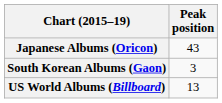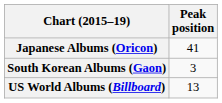(193, 48) 43 -> (193, 48) 41
